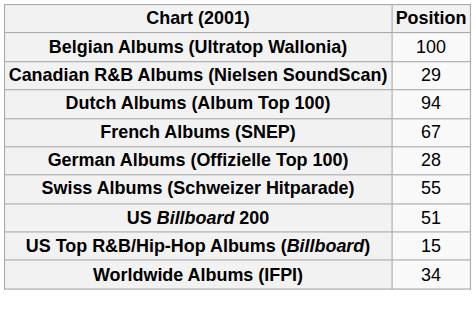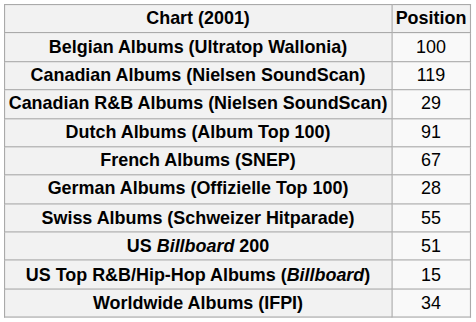+ row: (198, 75)
(431, 103) 94 -> (431, 132) 91
